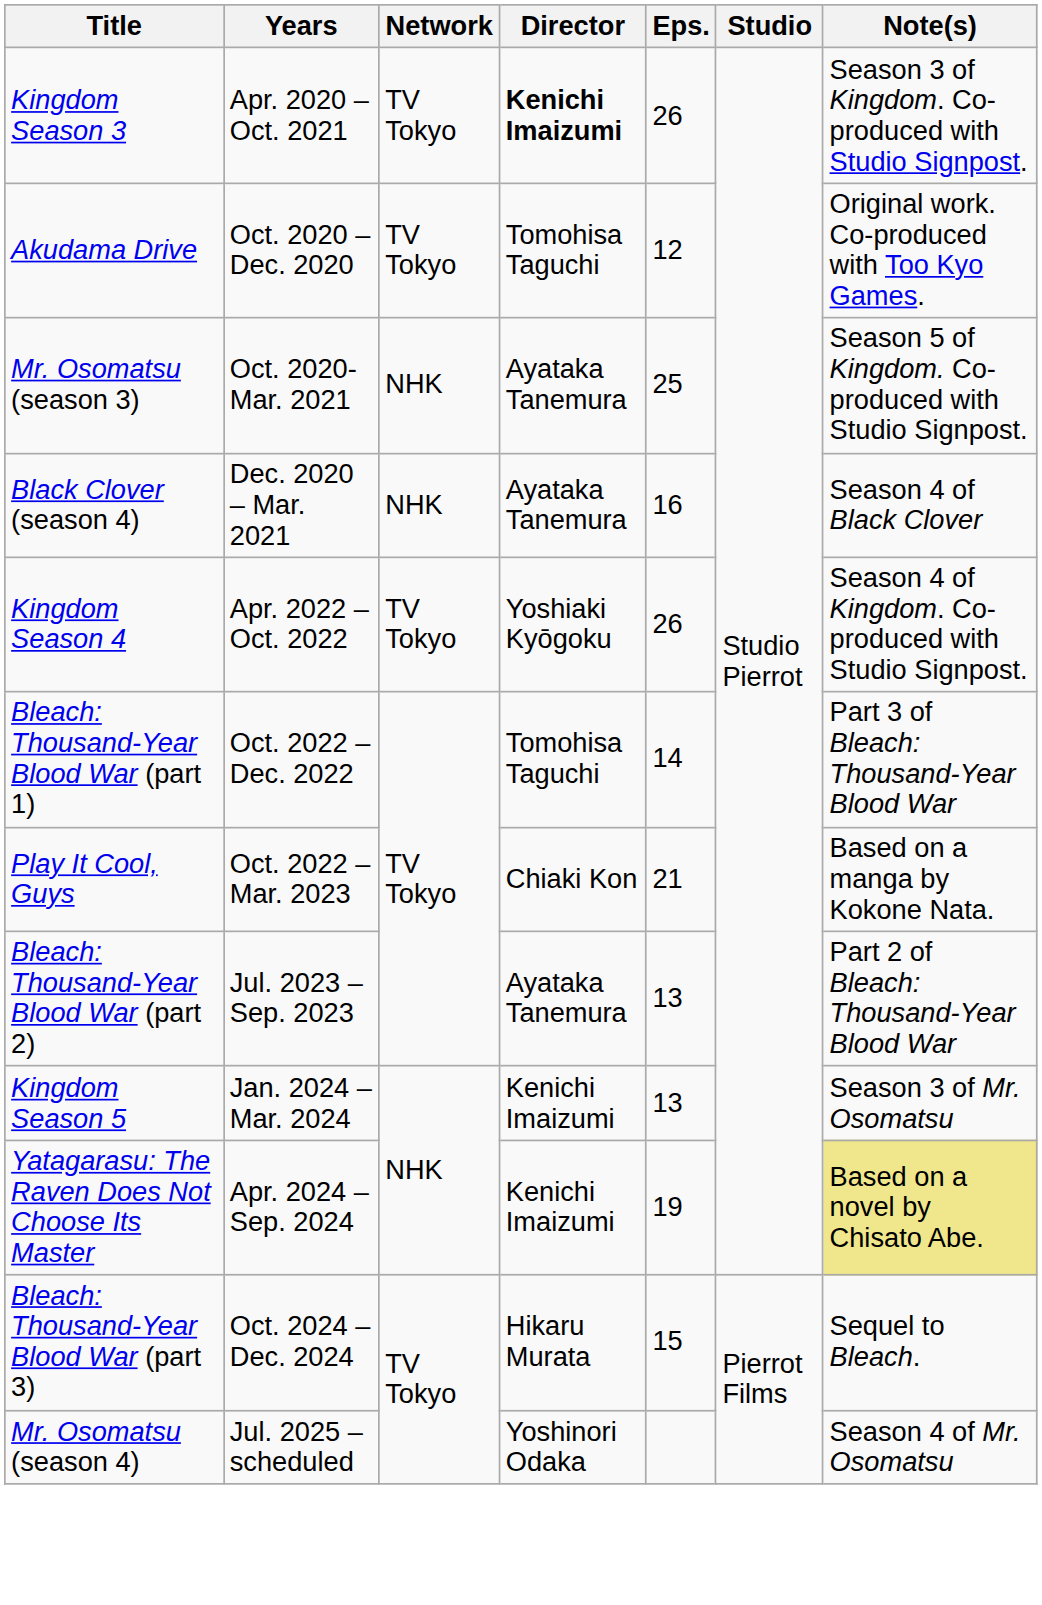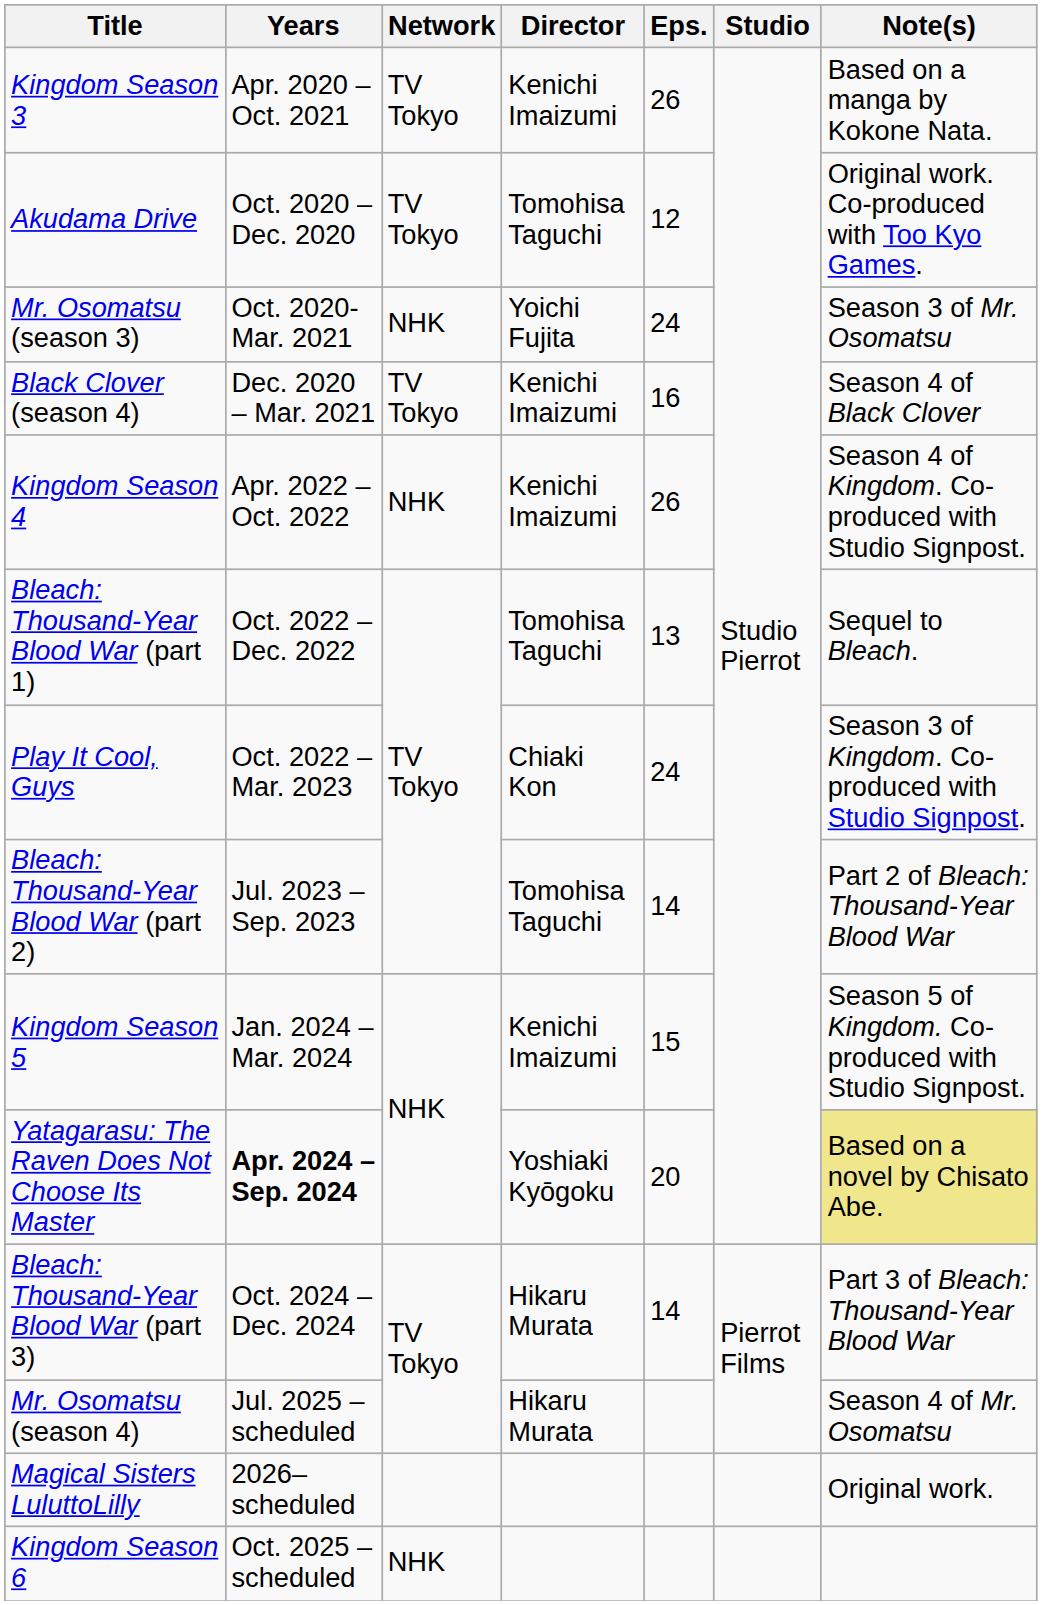(564, 115) bold -> (563, 99) normal
(929, 115) Season 3 of Kingdom. Co-produced with Studio Signpost. -> (910, 99) Based on a manga by Kokone Nata.
(566, 384) Ayataka Tanemura -> (544, 323) Yoichi Fujita
(668, 384) 25 -> (665, 323) 24
(929, 384) Season 5 of Kingdom. Co-produced with Studio Signpost. -> (923, 323) Season 3 of Mr. Osomatsu
(414, 504) NHK -> (423, 397) TV Tokyo
(566, 504) Ayataka Tanemura -> (563, 397) Kenichi Imaizumi
(421, 624) TV Tokyo -> (416, 501) NHK
(559, 624) Yoshiaki Kyōgoku -> (563, 501) Kenichi Imaizumi
(668, 759) 14 -> (665, 636) 13
(923, 759) Part 3 of Bleach: Thousand-Year Blood War -> (885, 636) Sequel to Bleach.
(668, 878) 21 -> (665, 771) 24
(912, 878) Based on a manga by Kokone Nata. -> (927, 771) Season 3 of Kingdom. Co-produced with Studio Signpost.
(566, 998) Ayataka Tanemura -> (566, 906) Tomohisa Taguchi
(668, 998) 13 -> (665, 906) 14
(668, 1102) 13 -> (665, 1041) 15
(925, 1102) Season 3 of Mr. Osomatsu -> (927, 1041) Season 5 of Kingdom. Co-produced with Studio Signpost.
(299, 1207) normal -> (303, 1176) bold
(560, 1207) Kenichi Imaizumi -> (561, 1176) Yoshiaki Kyōgoku
(668, 1207) 19 -> (665, 1176) 20
(668, 1342) 15 -> (665, 1311) 14
(887, 1342) Sequel to Bleach. -> (928, 1311) Part 3 of Bleach: Thousand-Year Blood War
(561, 1446) Yoshinori Odaka -> (551, 1415) Hikaru Murata
+ row: (103, 1489)
+ row: (115, 1563)
